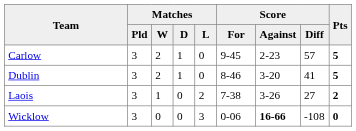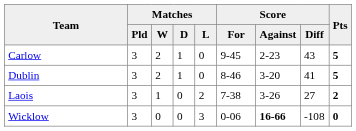(310, 55) 57 -> (310, 55) 43
